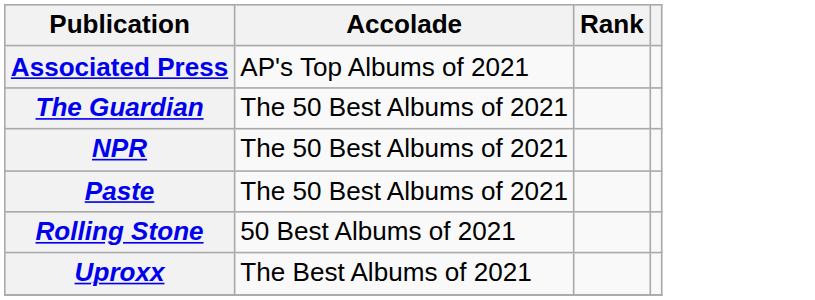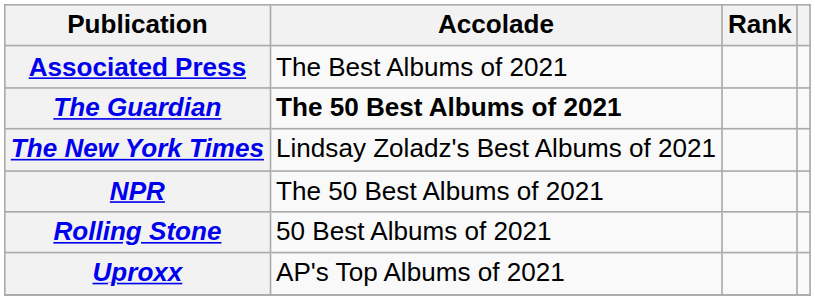(385, 66) AP's Top Albums of 2021 -> (422, 66) The Best Albums of 2021
(404, 107) normal -> (449, 107) bold
+ row: (137, 149)
- row: (120, 190)
(386, 273) The Best Albums of 2021 -> (420, 273) AP's Top Albums of 2021
